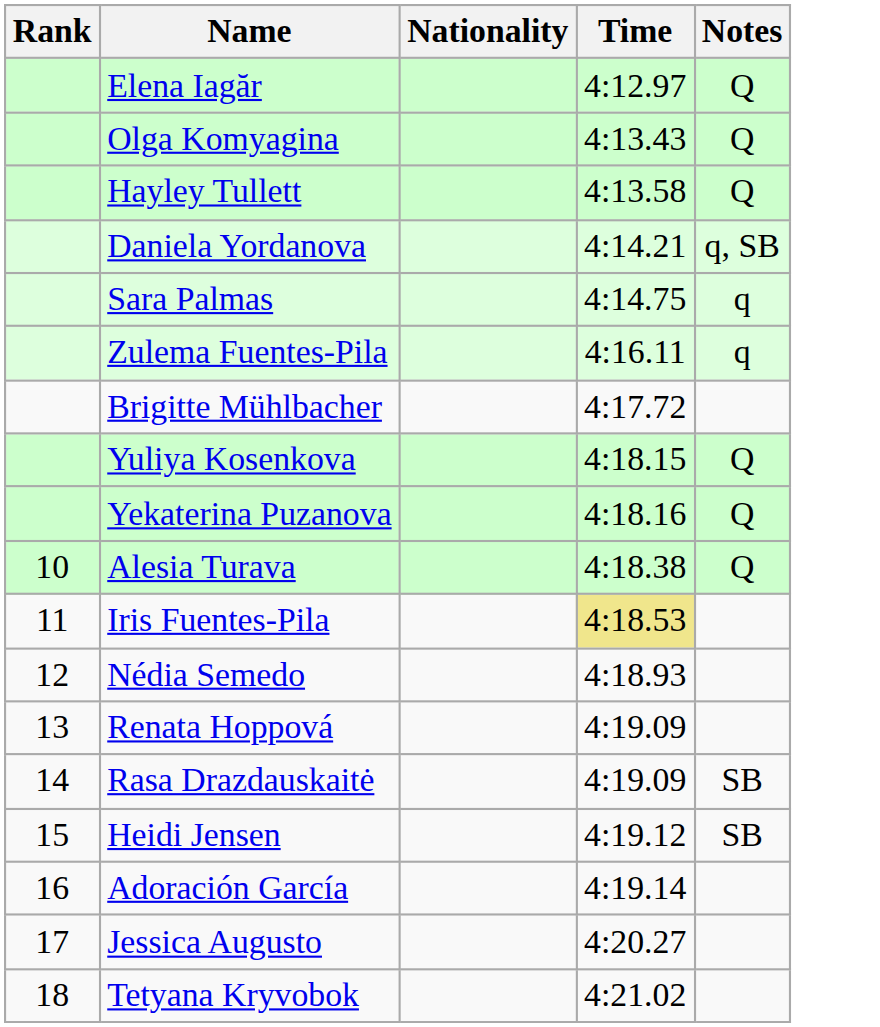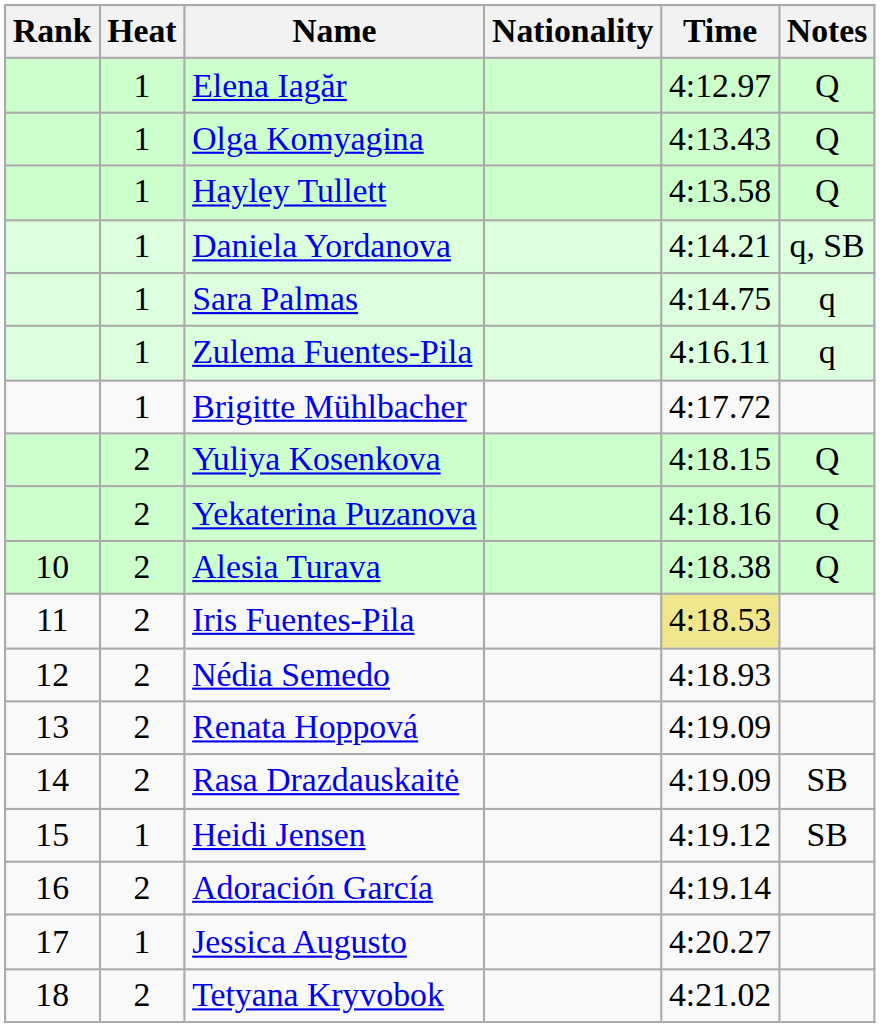+ column: (142, 31)
